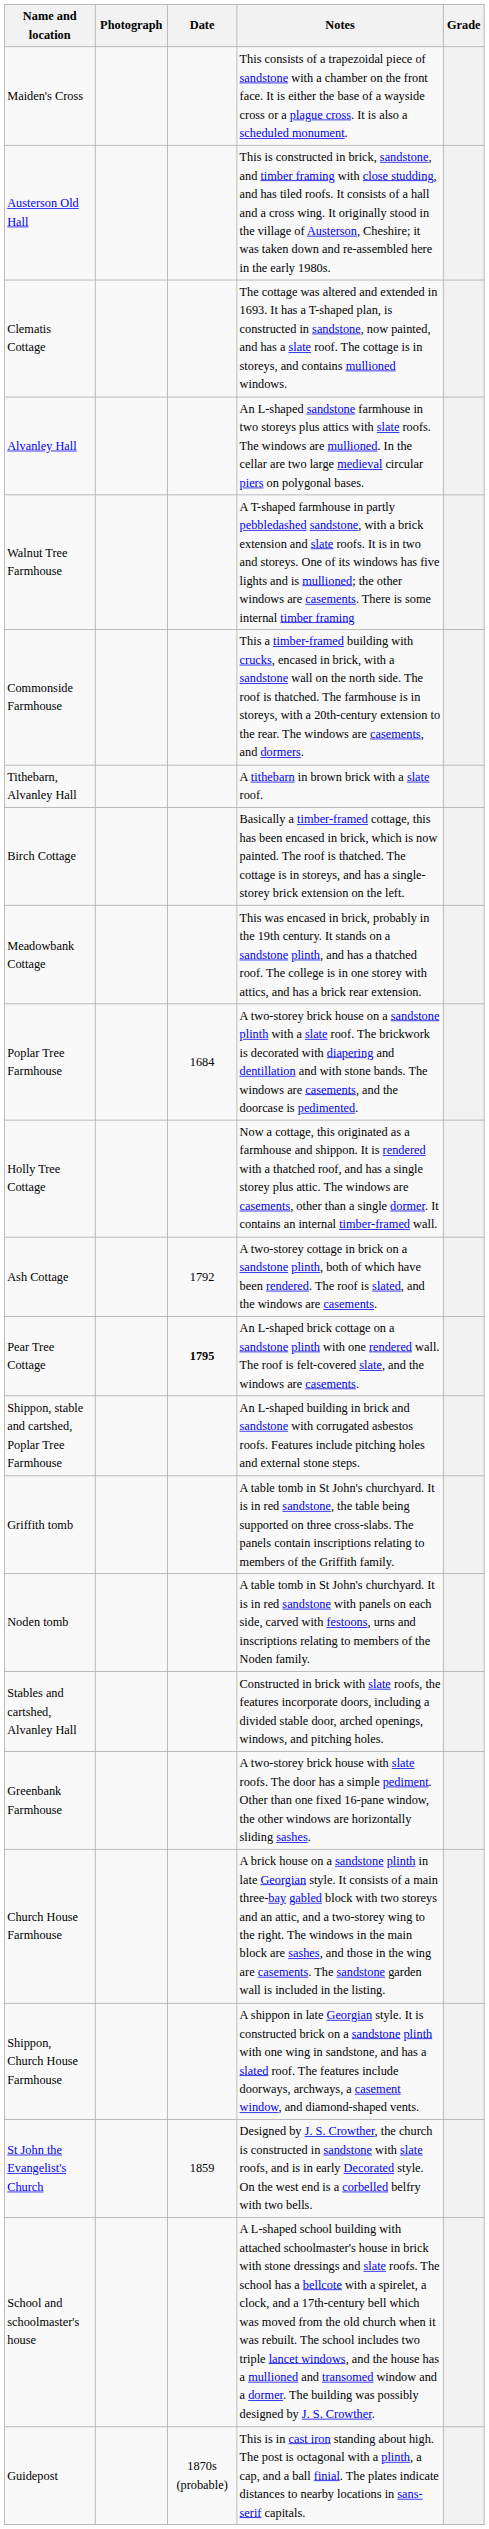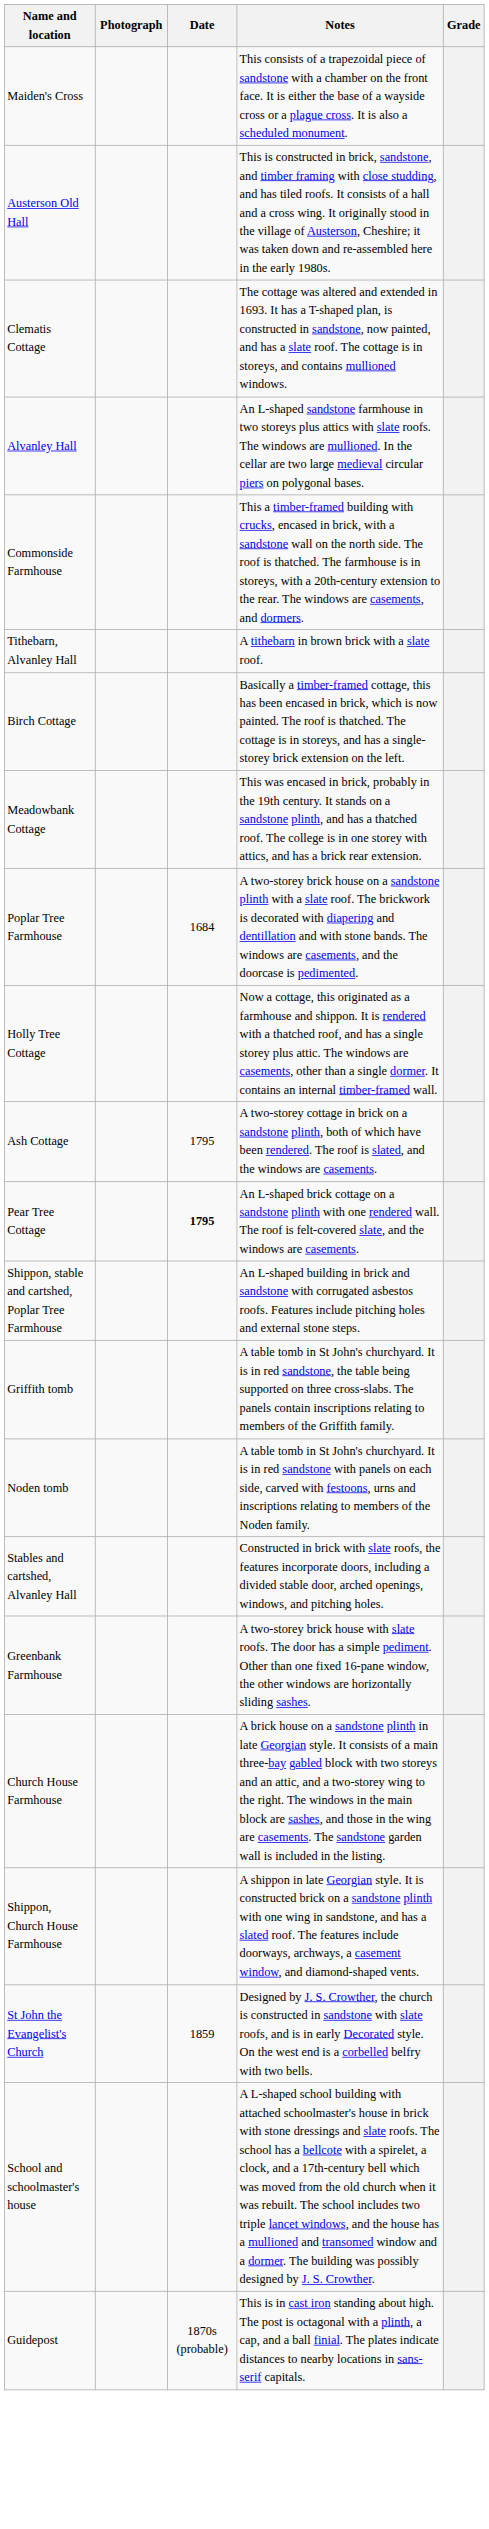- row: (37, 562)
(202, 1276) 1792 -> (202, 1141) 1795
